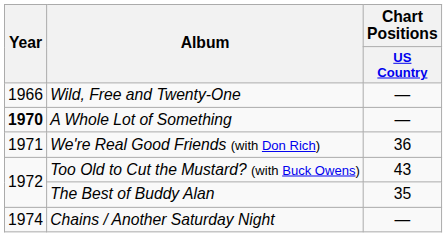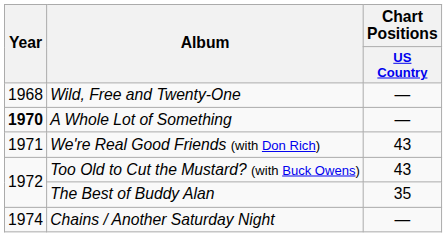(26, 95) 1966 -> (26, 95) 1968
(402, 144) 36 -> (402, 144) 43
